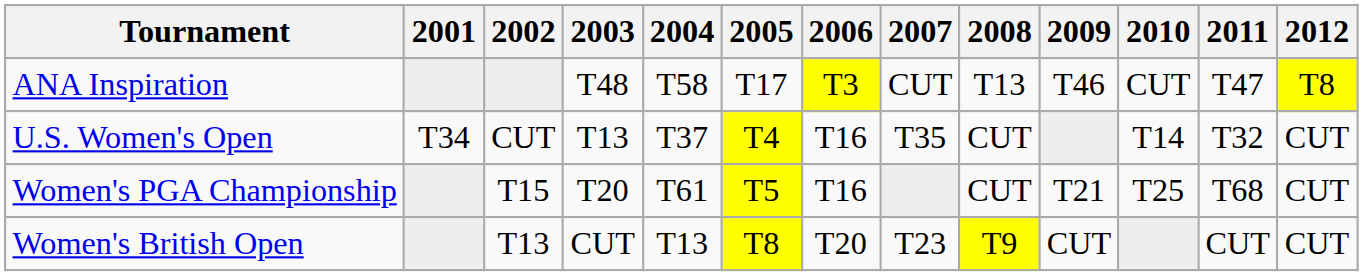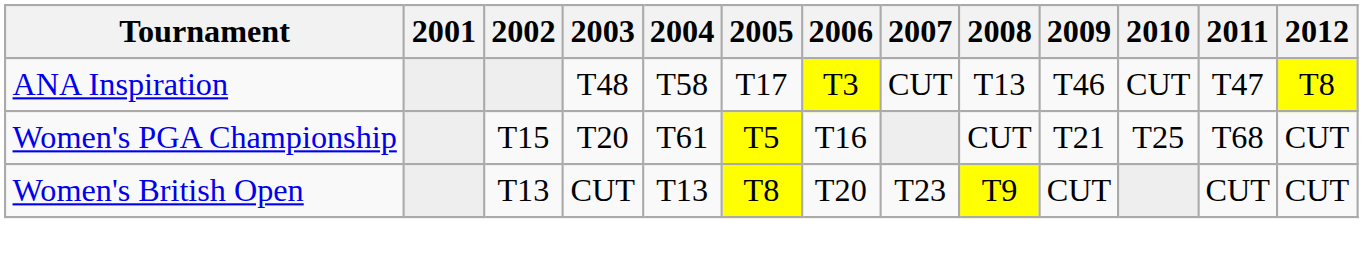- row: (143, 137)
